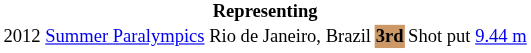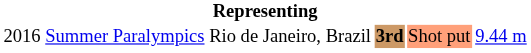(22, 36) 2012 -> (22, 36) 2016
(439, 36) no background -> (439, 36) lightsalmon background
